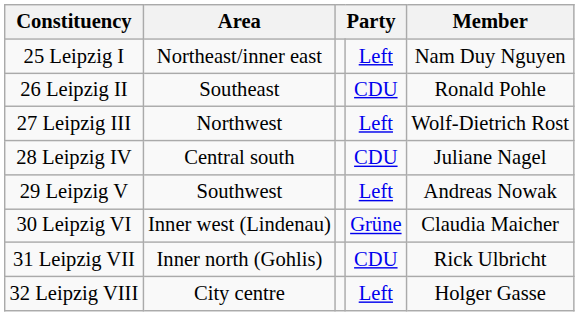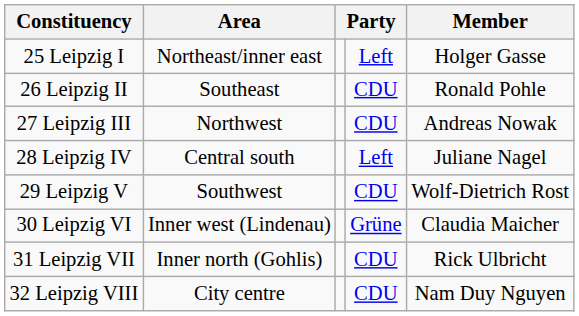(490, 55) Nam Duy Nguyen -> (490, 55) Holger Gasse
(376, 123) Left -> (376, 123) CDU
(490, 123) Wolf-Dietrich Rost -> (490, 123) Andreas Nowak
(376, 157) CDU -> (376, 157) Left
(376, 191) Left -> (376, 191) CDU
(490, 191) Andreas Nowak -> (490, 191) Wolf-Dietrich Rost
(376, 293) Left -> (376, 293) CDU
(490, 293) Holger Gasse -> (490, 293) Nam Duy Nguyen
